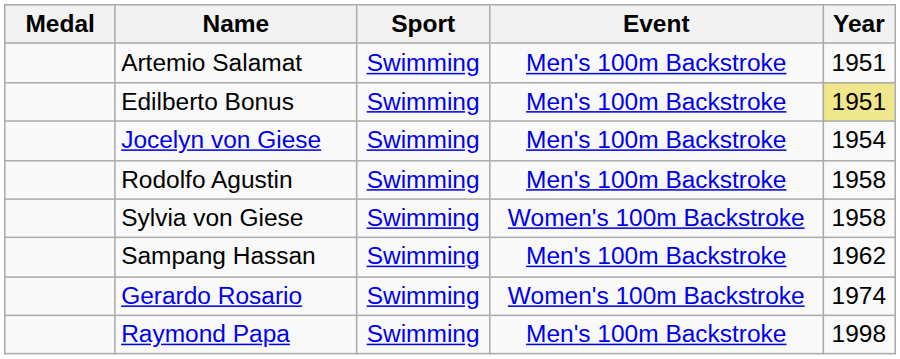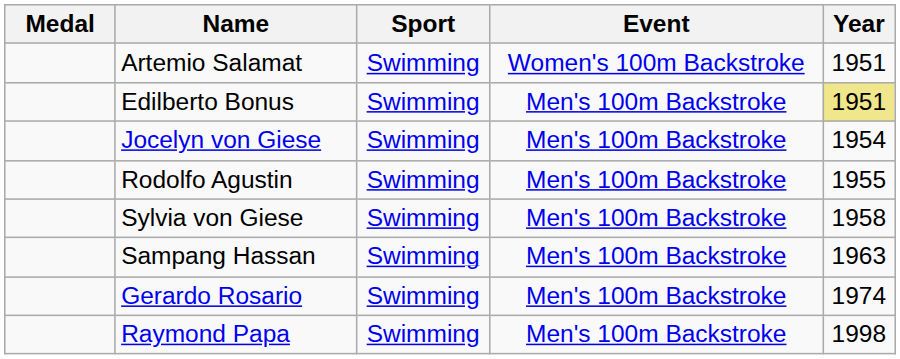(656, 62) Men's 100m Backstroke -> (656, 62) Women's 100m Backstroke
(859, 179) 1958 -> (859, 179) 1955
(656, 218) Women's 100m Backstroke -> (656, 218) Men's 100m Backstroke
(859, 256) 1962 -> (859, 256) 1963
(656, 295) Women's 100m Backstroke -> (656, 295) Men's 100m Backstroke
